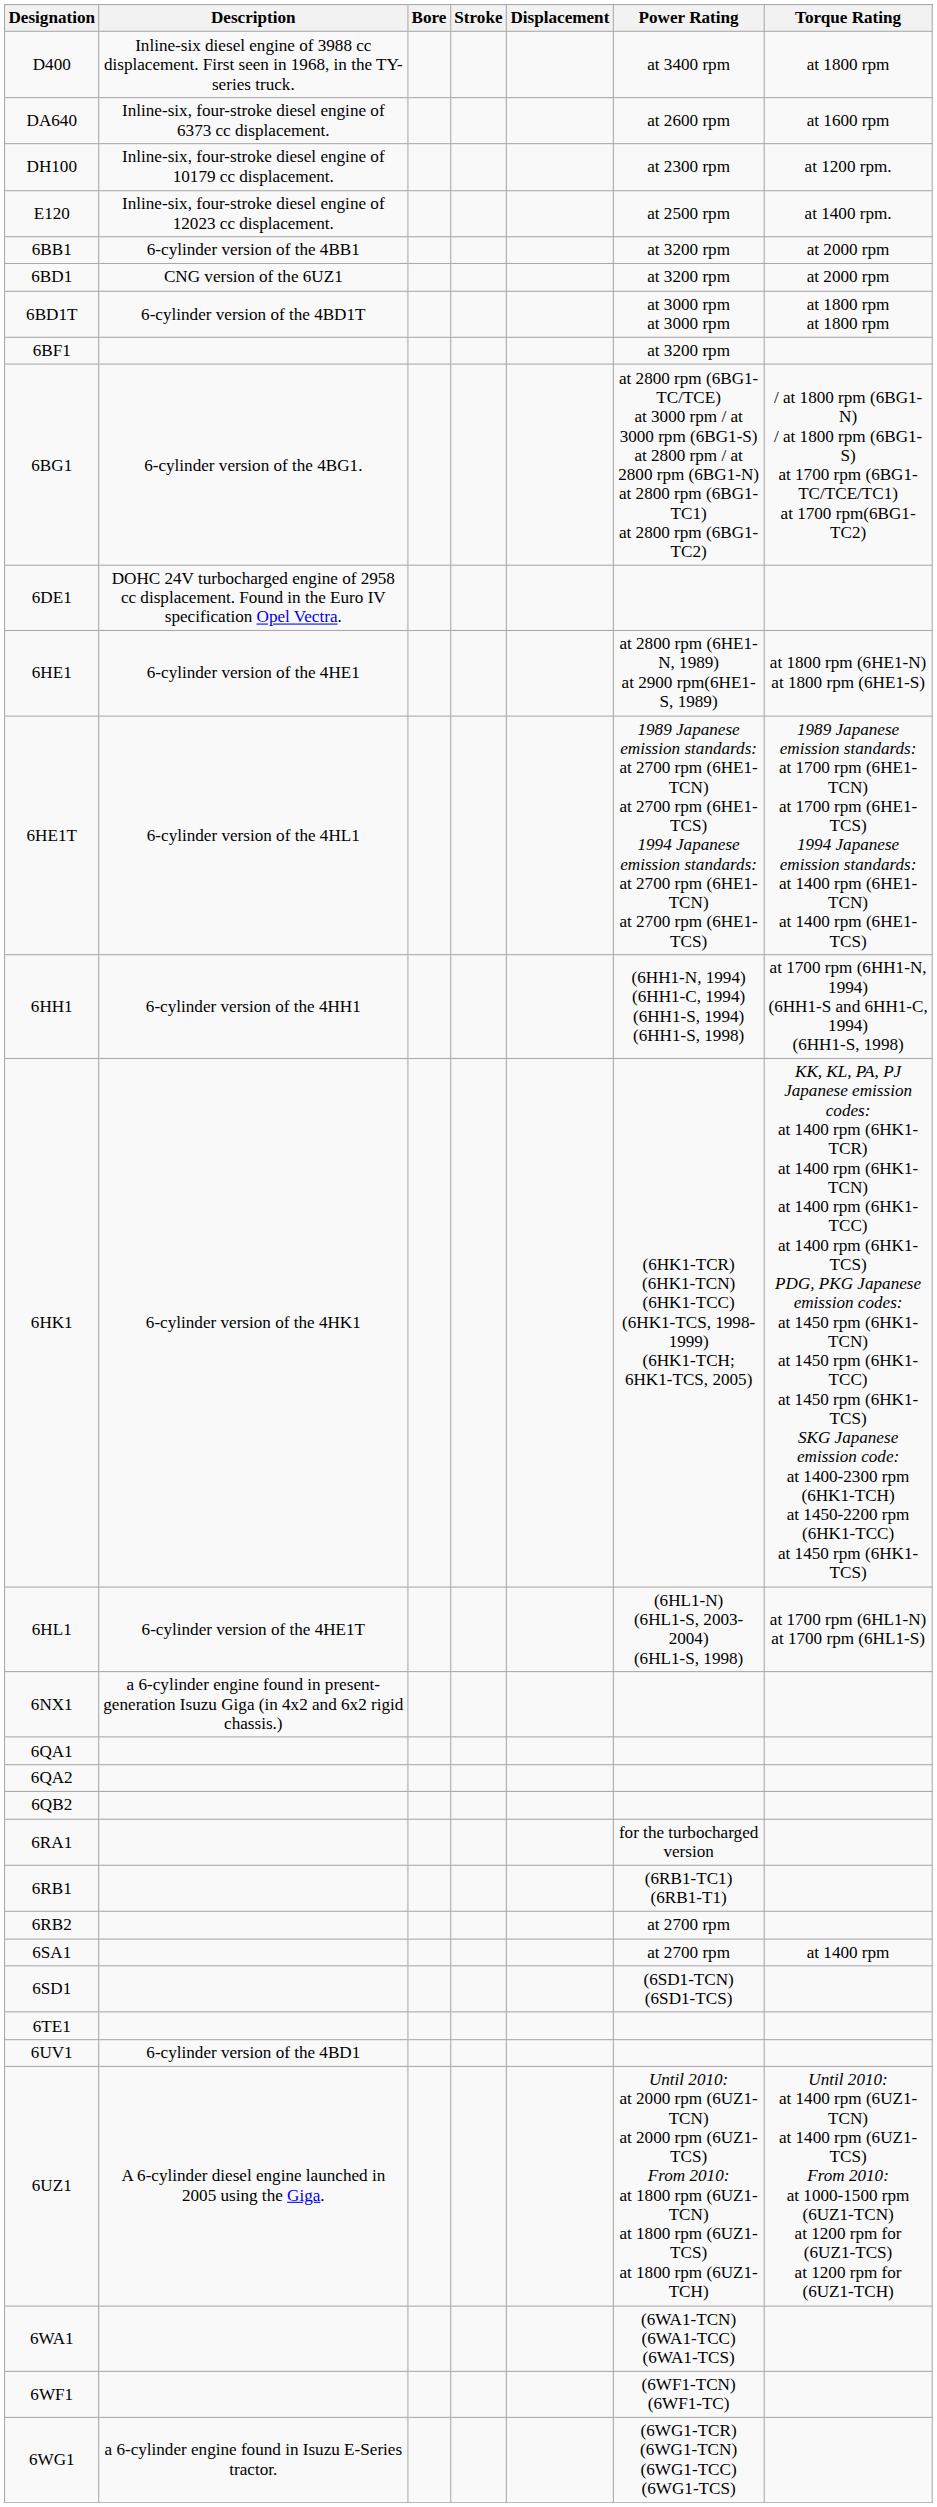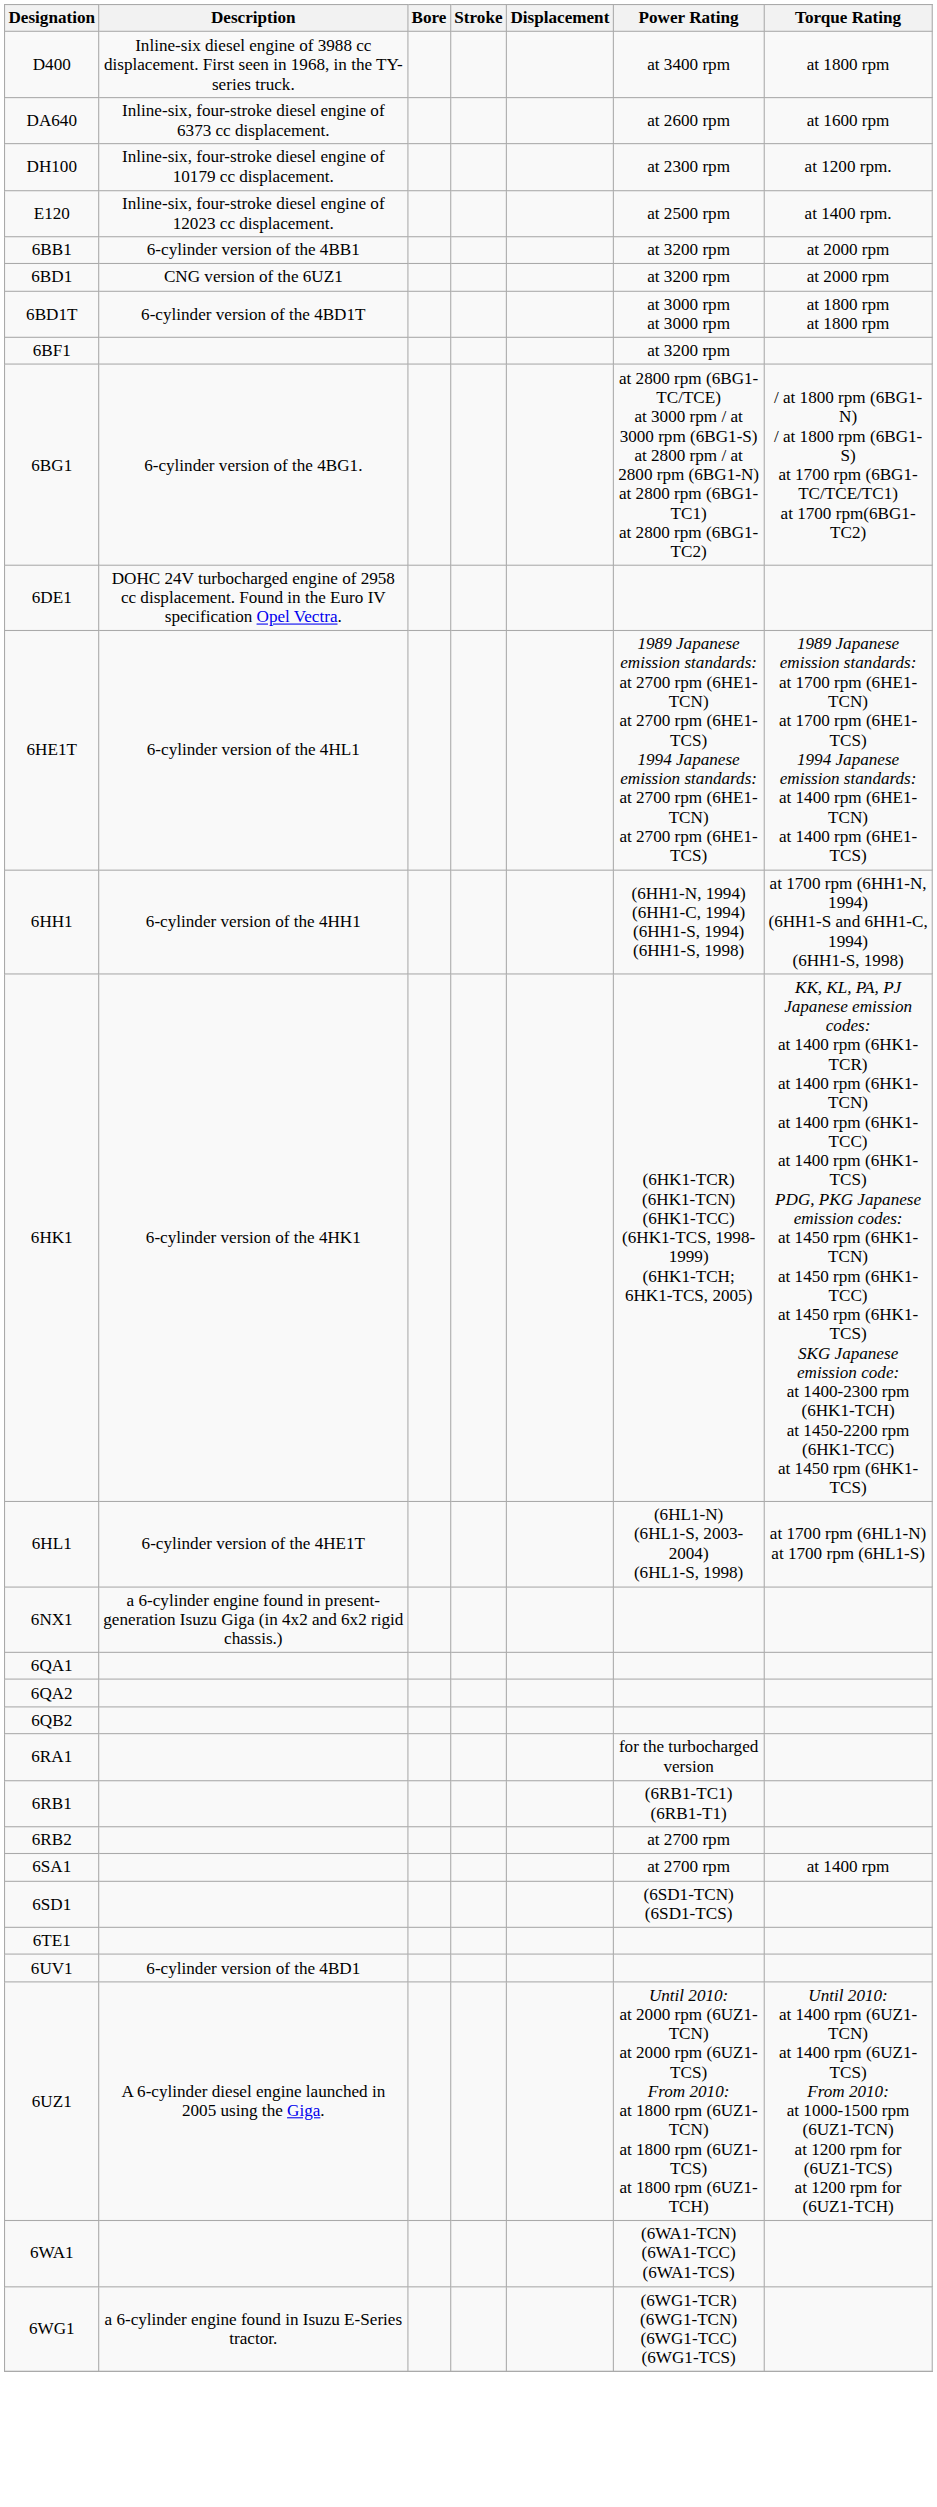- row: (52, 673)
- row: (52, 2394)
